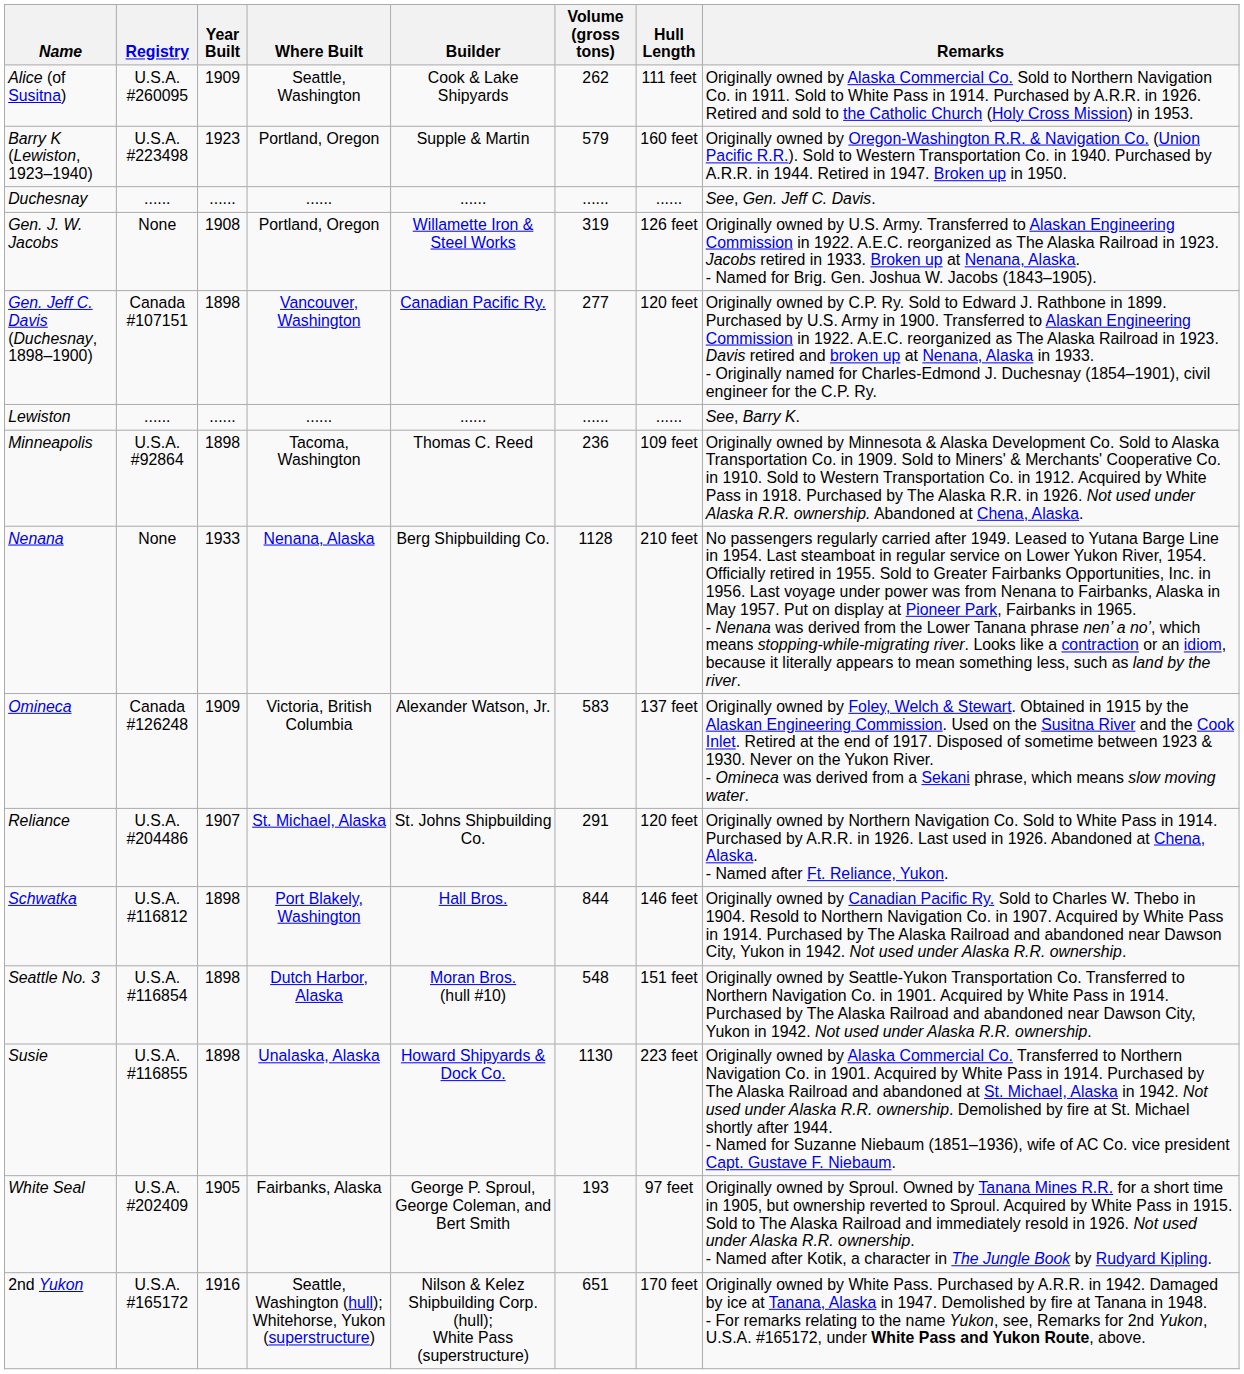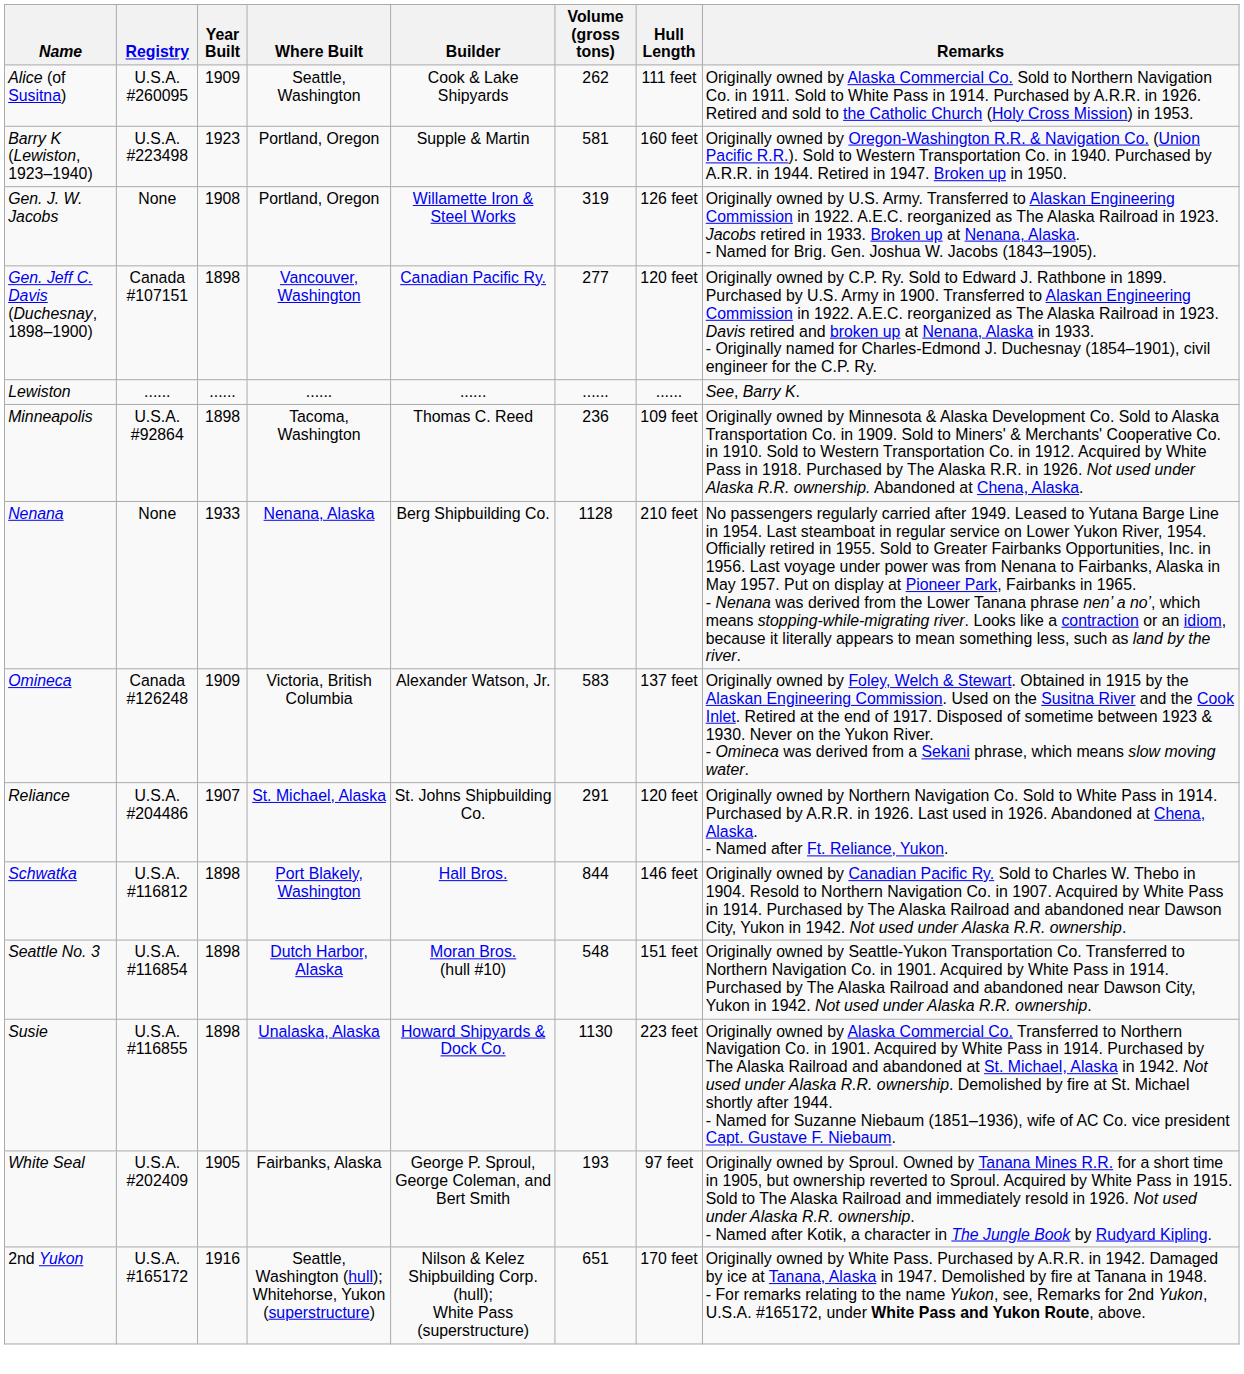(596, 138) 579 -> (596, 138) 581
- row: (48, 199)
